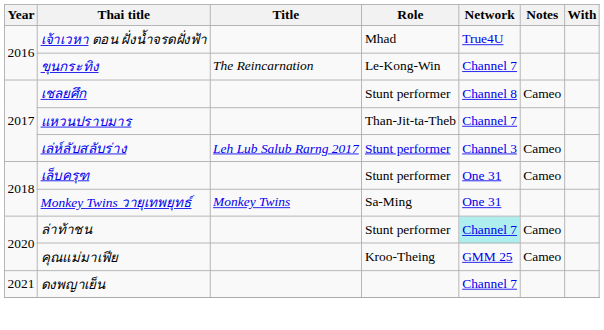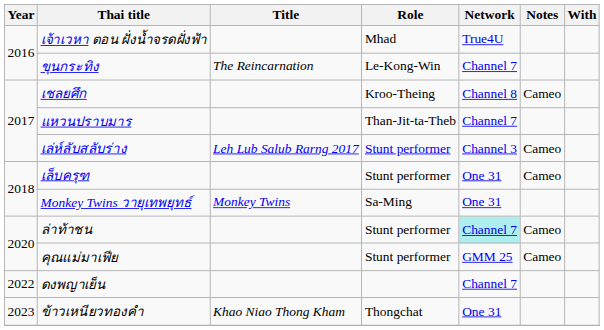(408, 93) Stunt performer -> (400, 93) Kroo-Theing
(400, 256) Kroo-Theing -> (408, 256) Stunt performer
(21, 284) 2021 -> (21, 284) 2022
+ row: (92, 311)
